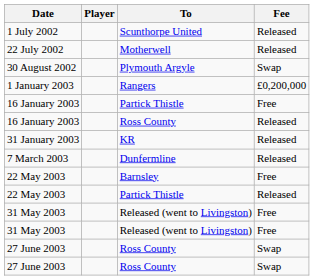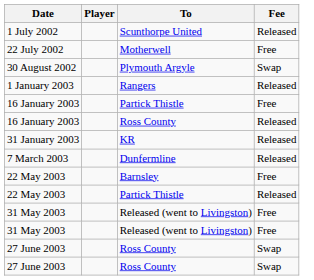(277, 49) Released -> (267, 49) Free
(282, 85) £0,200,000 -> (277, 85) Released
